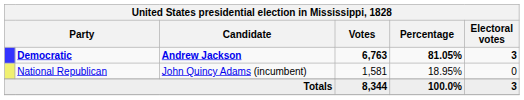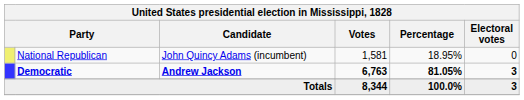rows swapped: (45, 55) <-> (62, 71)
